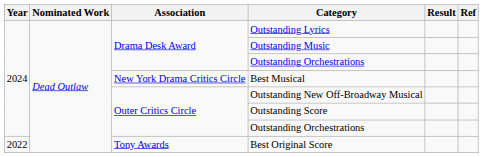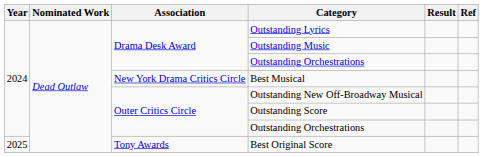(17, 144) 2022 -> (17, 144) 2025
